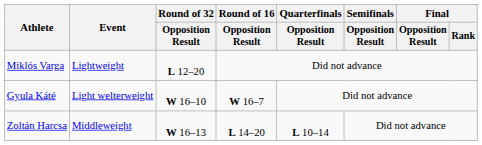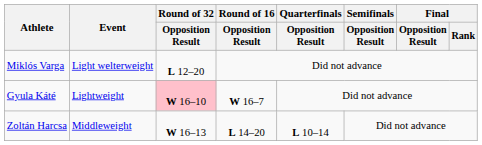(98, 66) Lightweight -> (113, 66) Light welterweight
(113, 96) Light welterweight -> (98, 96) Lightweight
(186, 102) no background -> (186, 102) pink background
